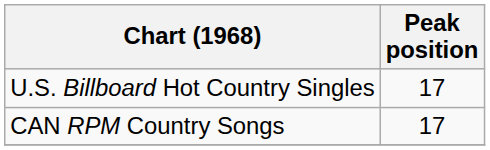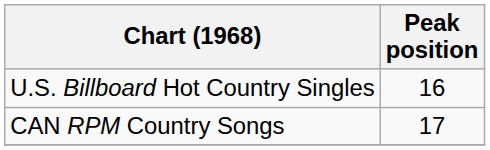(432, 88) 17 -> (432, 88) 16
